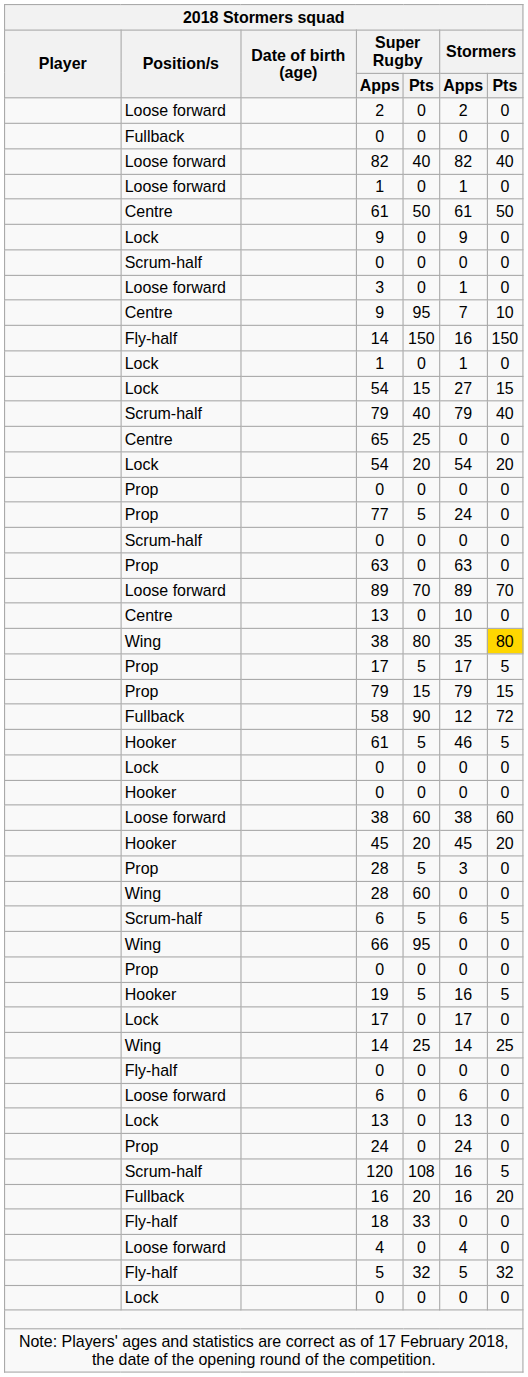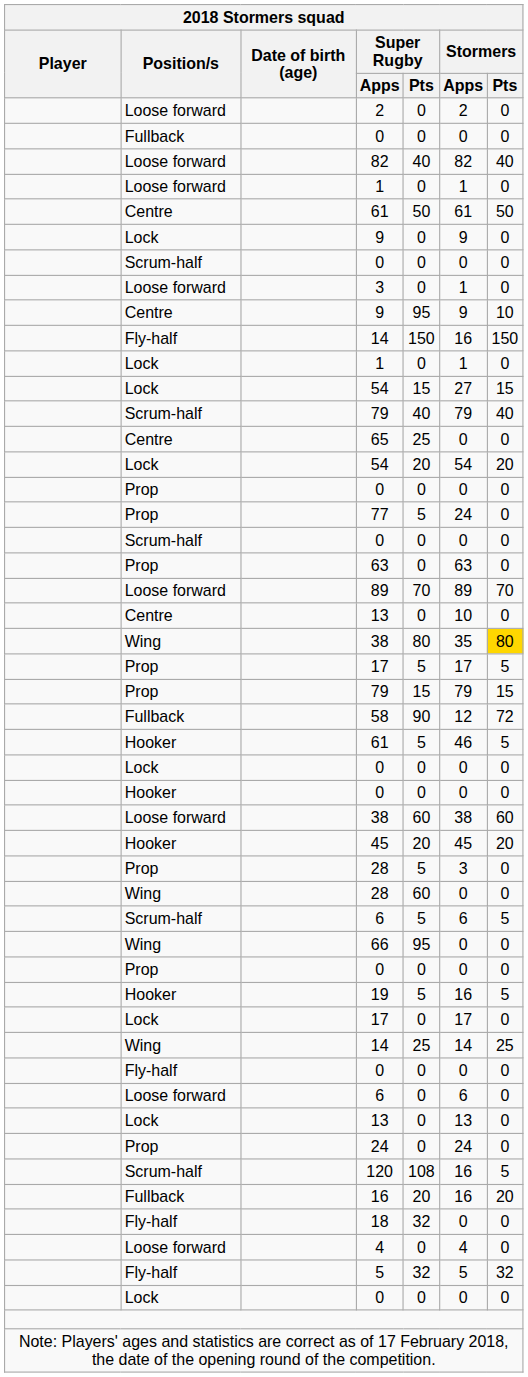(463, 313) 7 -> (463, 313) 9
(421, 1222) 33 -> (421, 1222) 32
